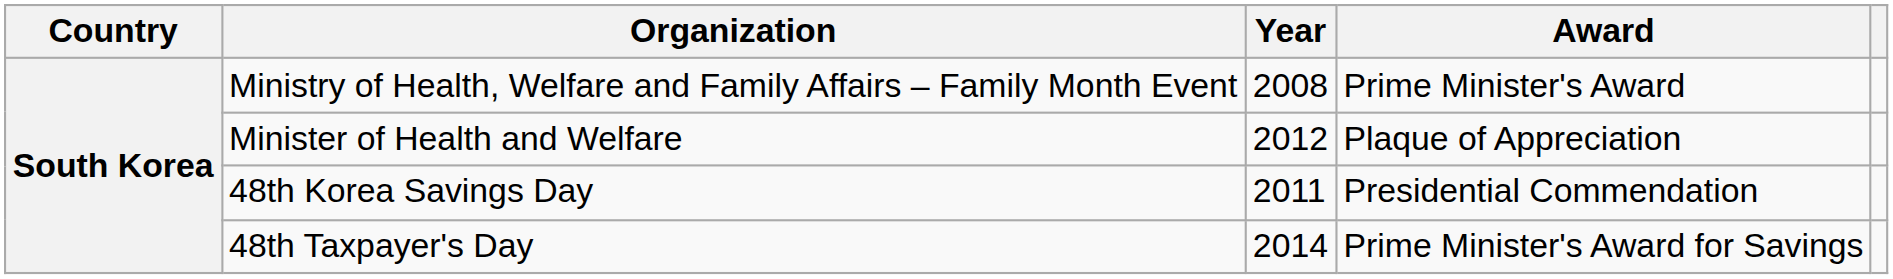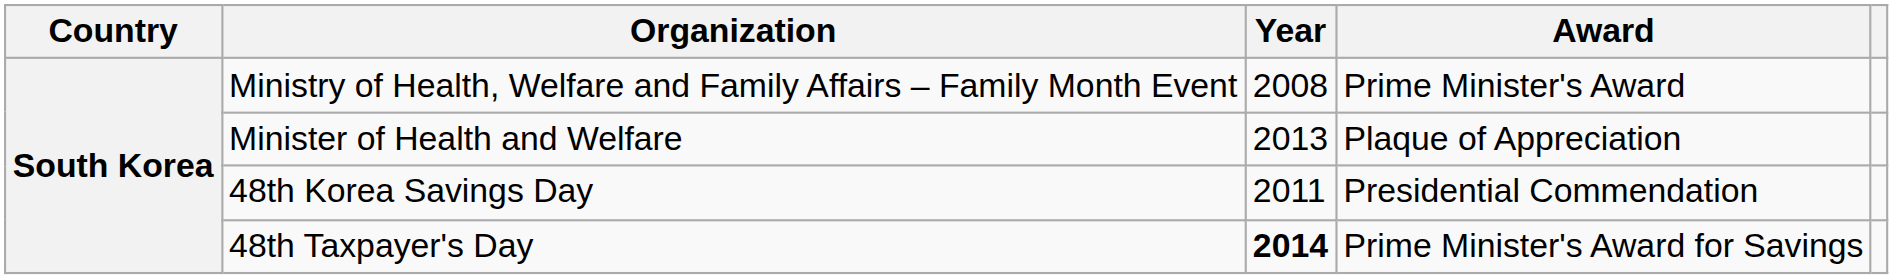(1290, 138) 2012 -> (1290, 138) 2013
(1290, 245) normal -> (1290, 245) bold
